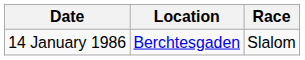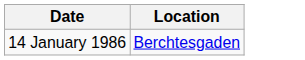- column: (272, 17)
